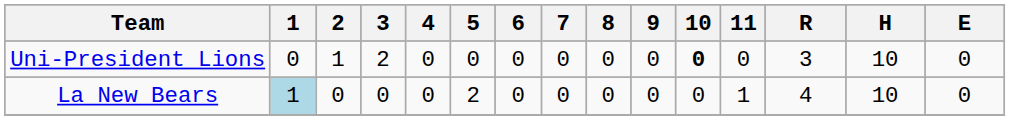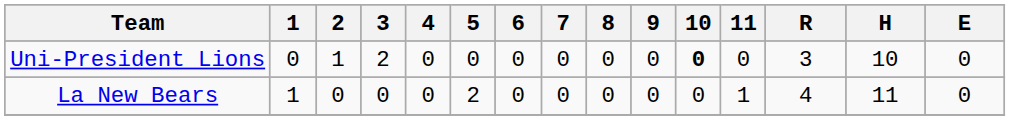(293, 96) lightblue background -> (293, 96) no background
(885, 96) 10 -> (885, 96) 11
